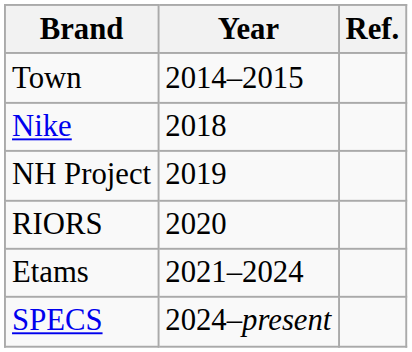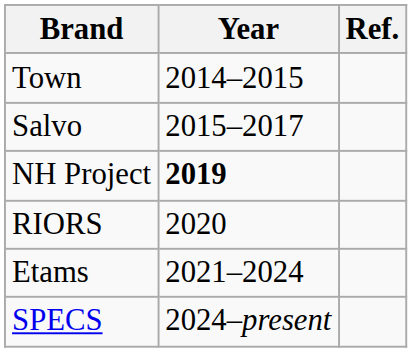+ row: (47, 126)
- row: (42, 126)
(196, 175) normal -> (196, 175) bold
